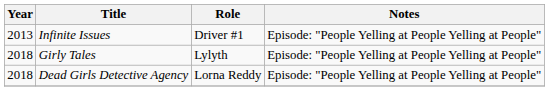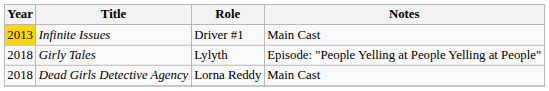(20, 34) no background -> (20, 34) gold background
(404, 34) Episode: "People Yelling at People Yelling at People" -> (294, 34) Main Cast
(404, 75) Episode: "People Yelling at People Yelling at People" -> (294, 75) Main Cast
